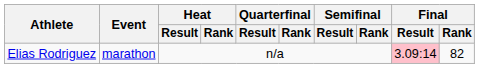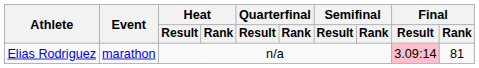(457, 54) 82 -> (457, 54) 81
